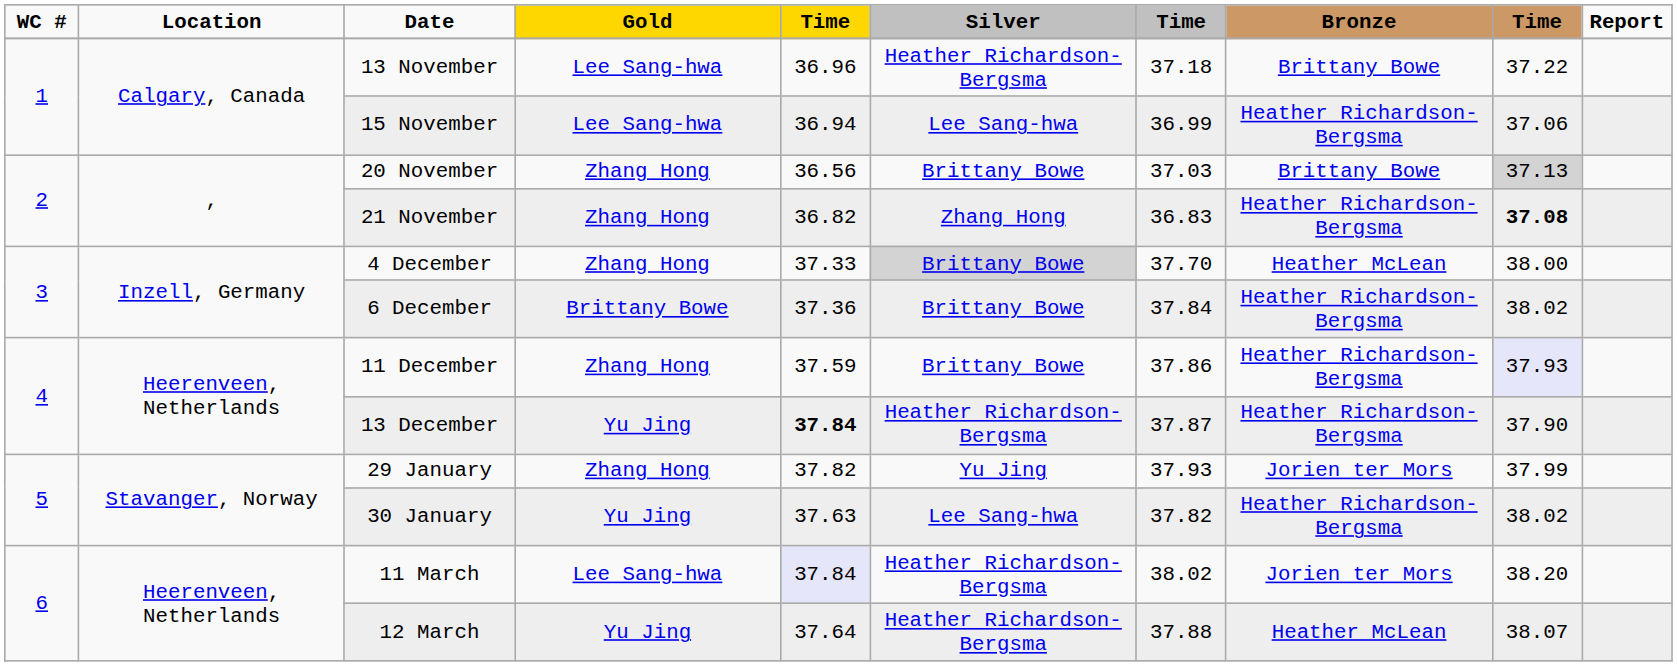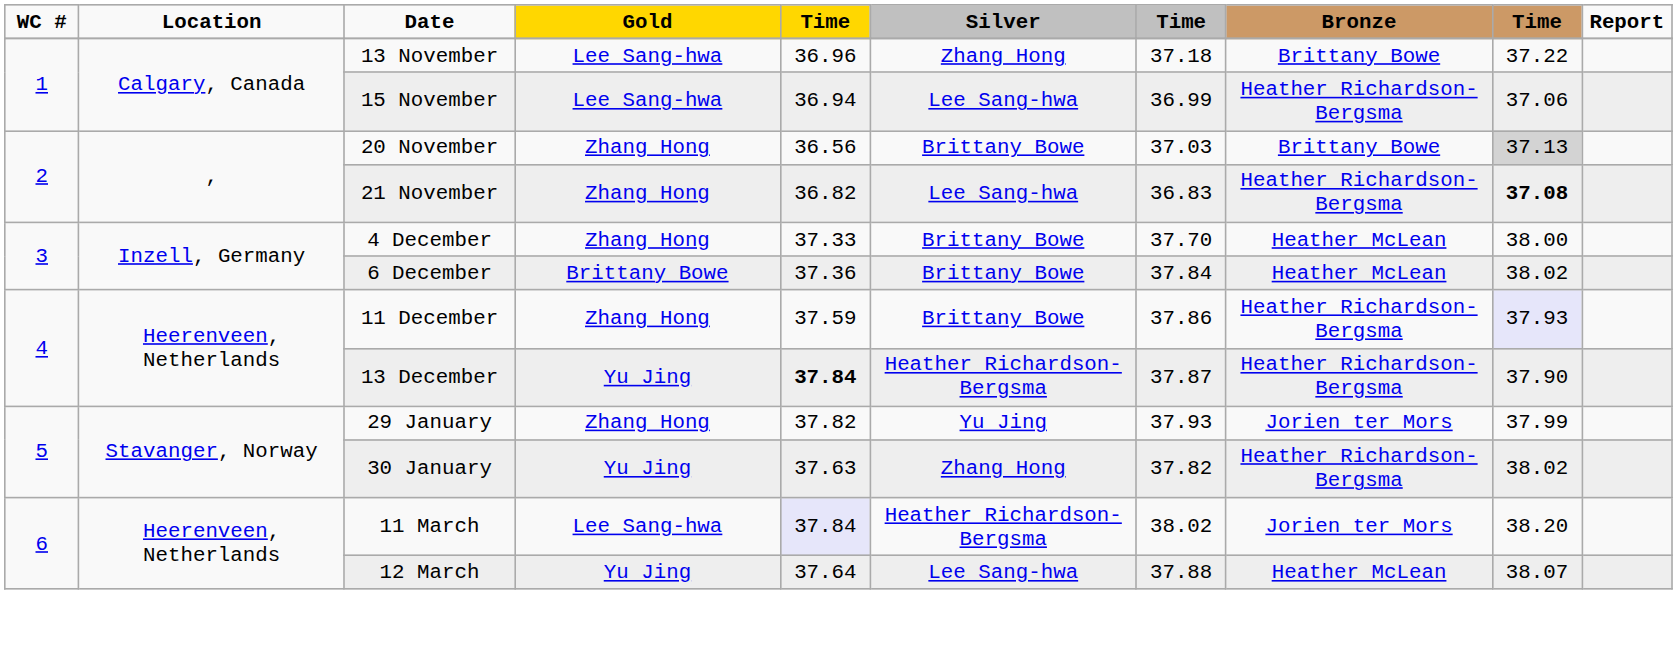(1003, 68) Heather Richardson-Bergsma -> (1003, 56) Zhang Hong
(1003, 217) Zhang Hong -> (1003, 193) Lee Sang-hwa
(1003, 263) lightgrey background -> (1003, 239) no background
(1359, 309) Heather Richardson-Bergsma -> (1359, 273) Heather McLean
(1003, 517) Lee Sang-hwa -> (1003, 469) Zhang Hong
(1003, 633) Heather Richardson-Bergsma -> (1003, 573) Lee Sang-hwa
